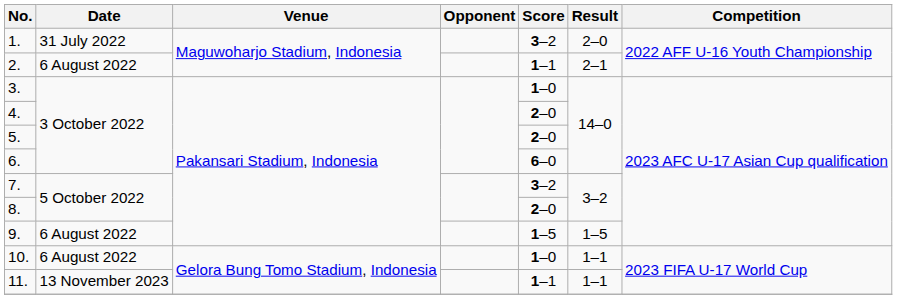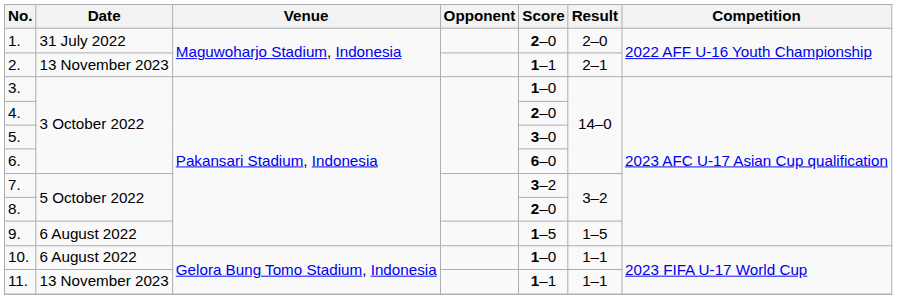(543, 40) 3–2 -> (543, 40) 2–0
(88, 64) 6 August 2022 -> (104, 64) 13 November 2023
(543, 137) 2–0 -> (543, 137) 3–0
